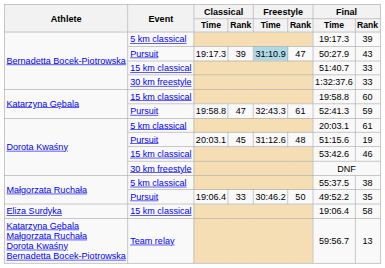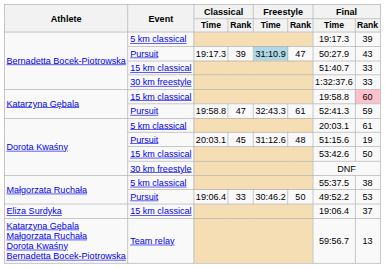(368, 97) no background -> (368, 97) pink background
(368, 154) 46 -> (368, 154) 50
(368, 197) 35 -> (368, 197) 53
(368, 212) 58 -> (368, 212) 37
